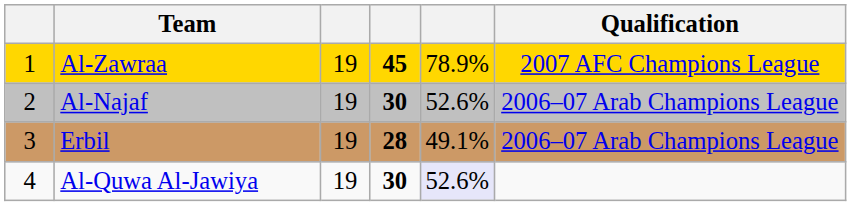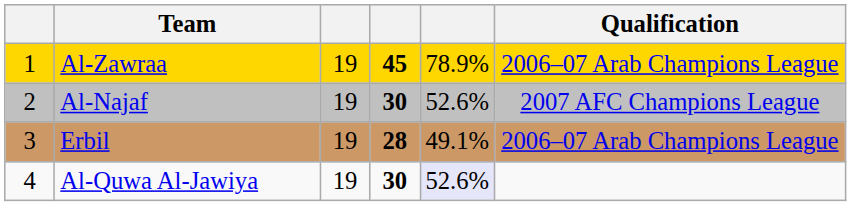(670, 63) 2007 AFC Champions League -> (670, 63) 2006–07 Arab Champions League
(670, 102) 2006–07 Arab Champions League -> (670, 102) 2007 AFC Champions League
